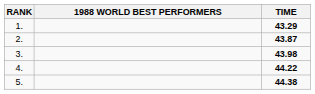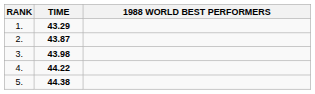columns swapped: (148, 12) <-> (286, 12)
